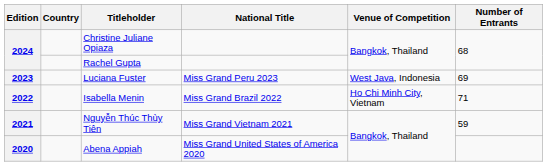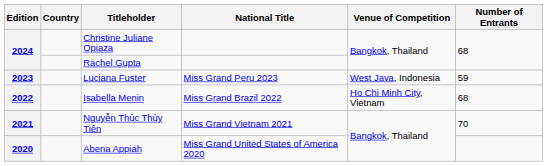(463, 78) 69 -> (463, 78) 59
(463, 98) 71 -> (463, 98) 68
(463, 123) 59 -> (463, 123) 70
